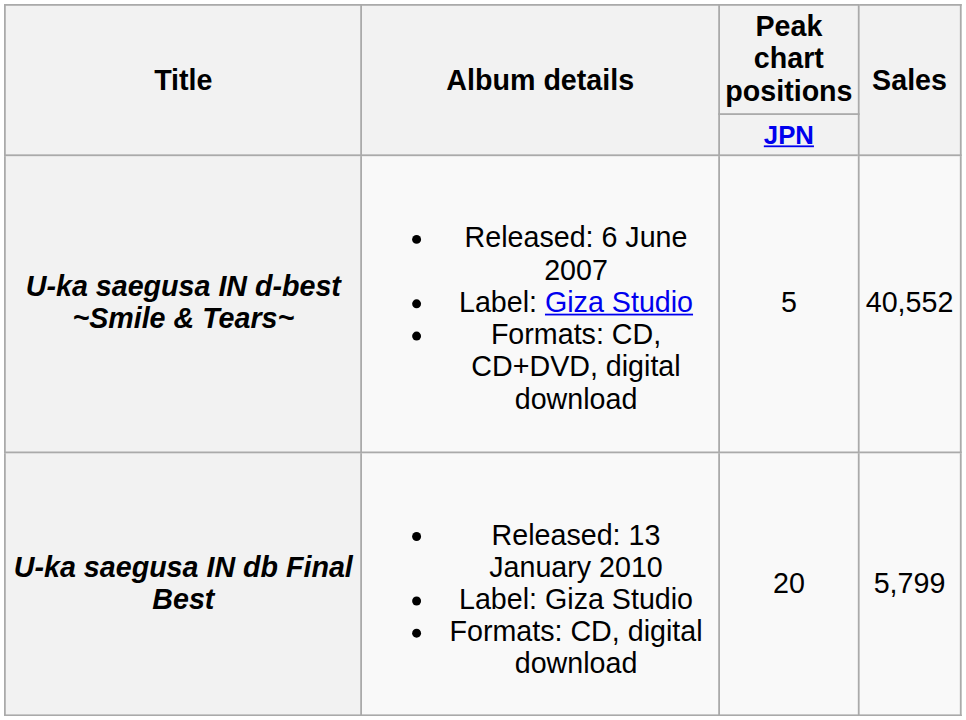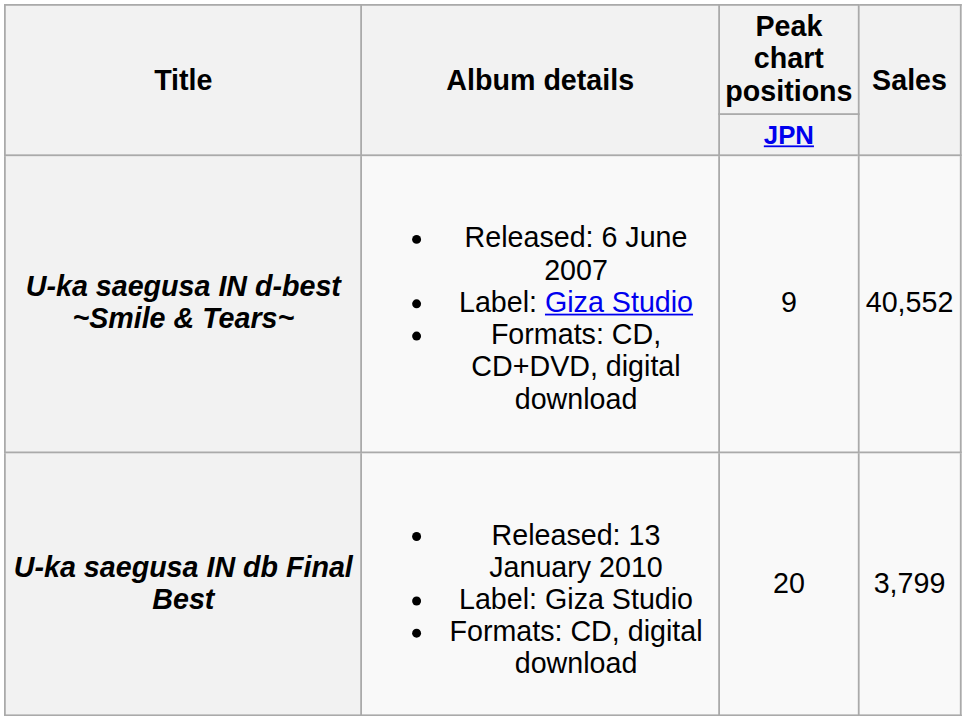(789, 303) 5 -> (789, 303) 9
(910, 583) 5,799 -> (910, 583) 3,799
